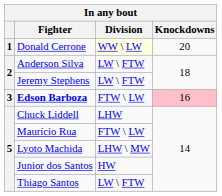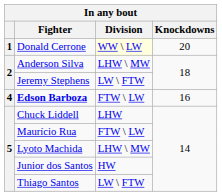(121, 64) LW \ FTW -> (124, 64) LHW \ MW
(9, 98) 3 -> (9, 98) 4
(185, 98) pink background -> (185, 98) no background
